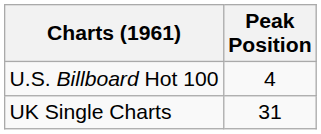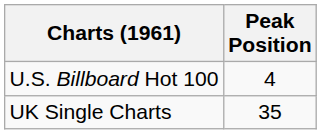(270, 111) 31 -> (270, 111) 35
